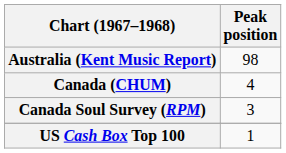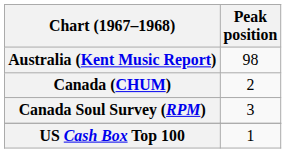(250, 85) 4 -> (250, 85) 2
